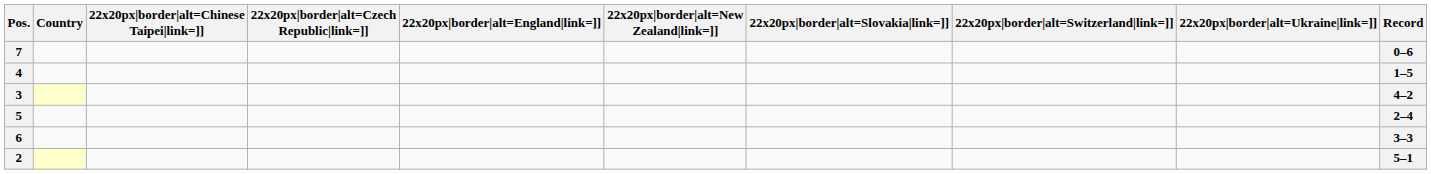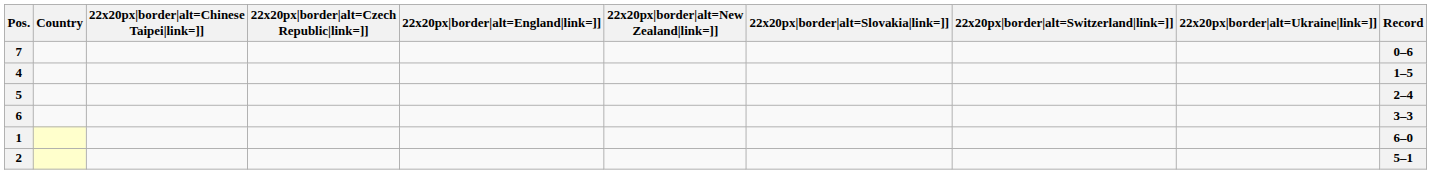- row: (19, 95)
+ row: (19, 137)
